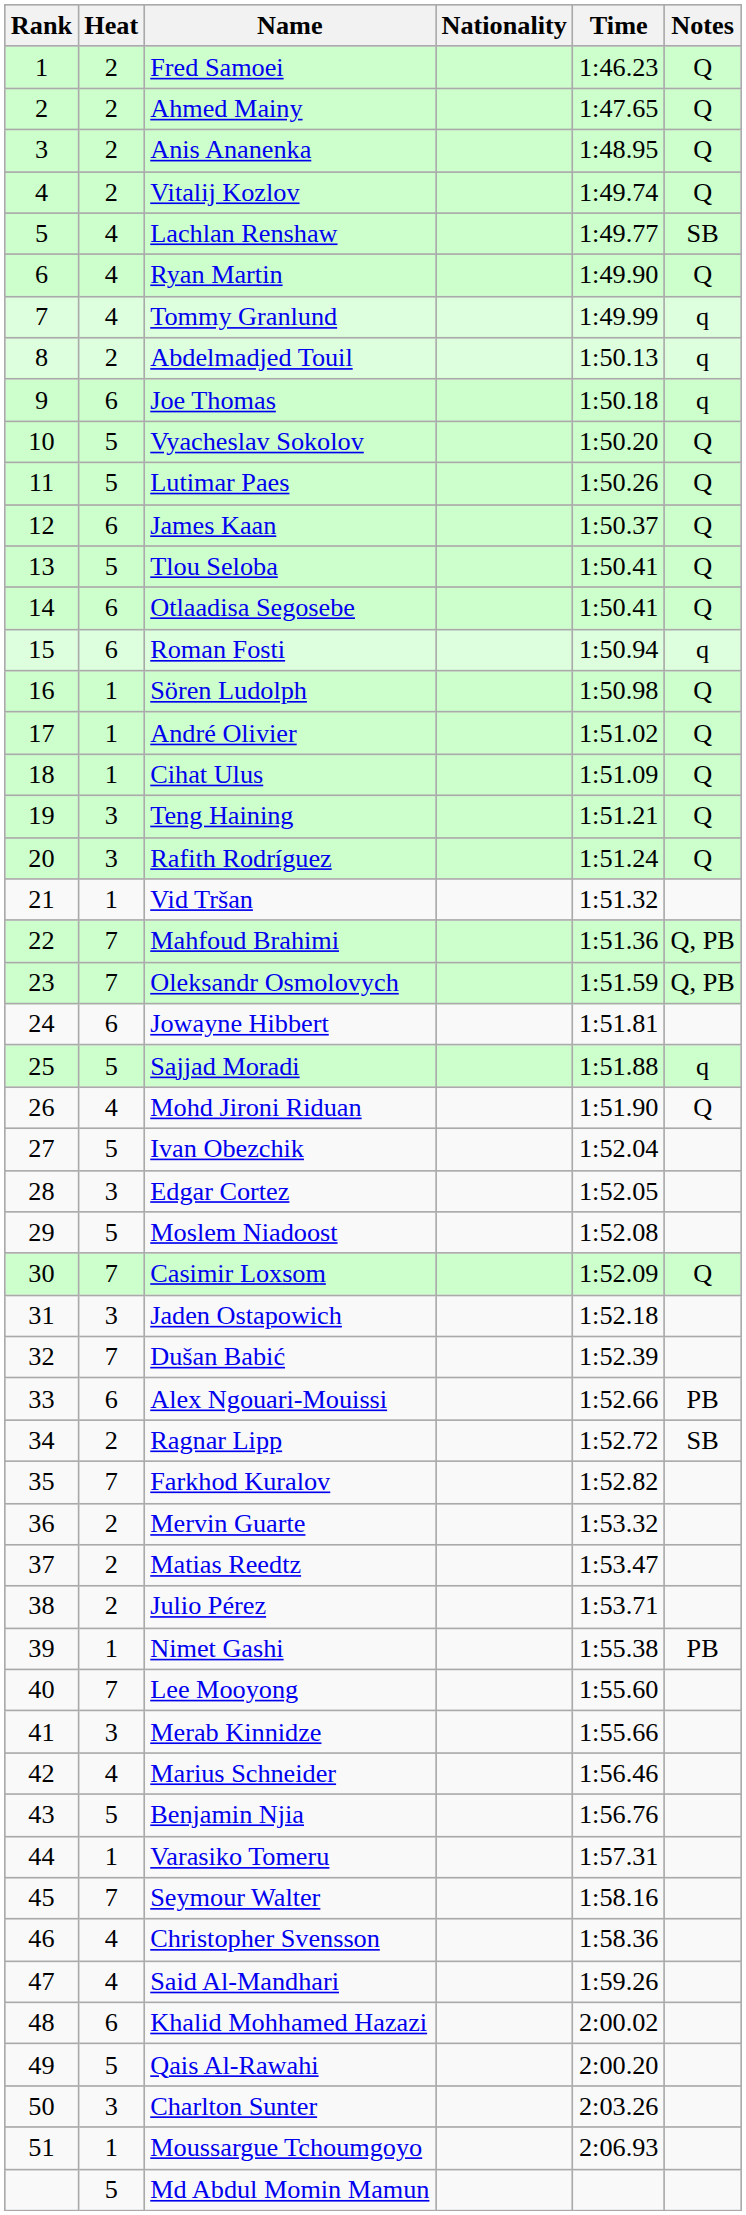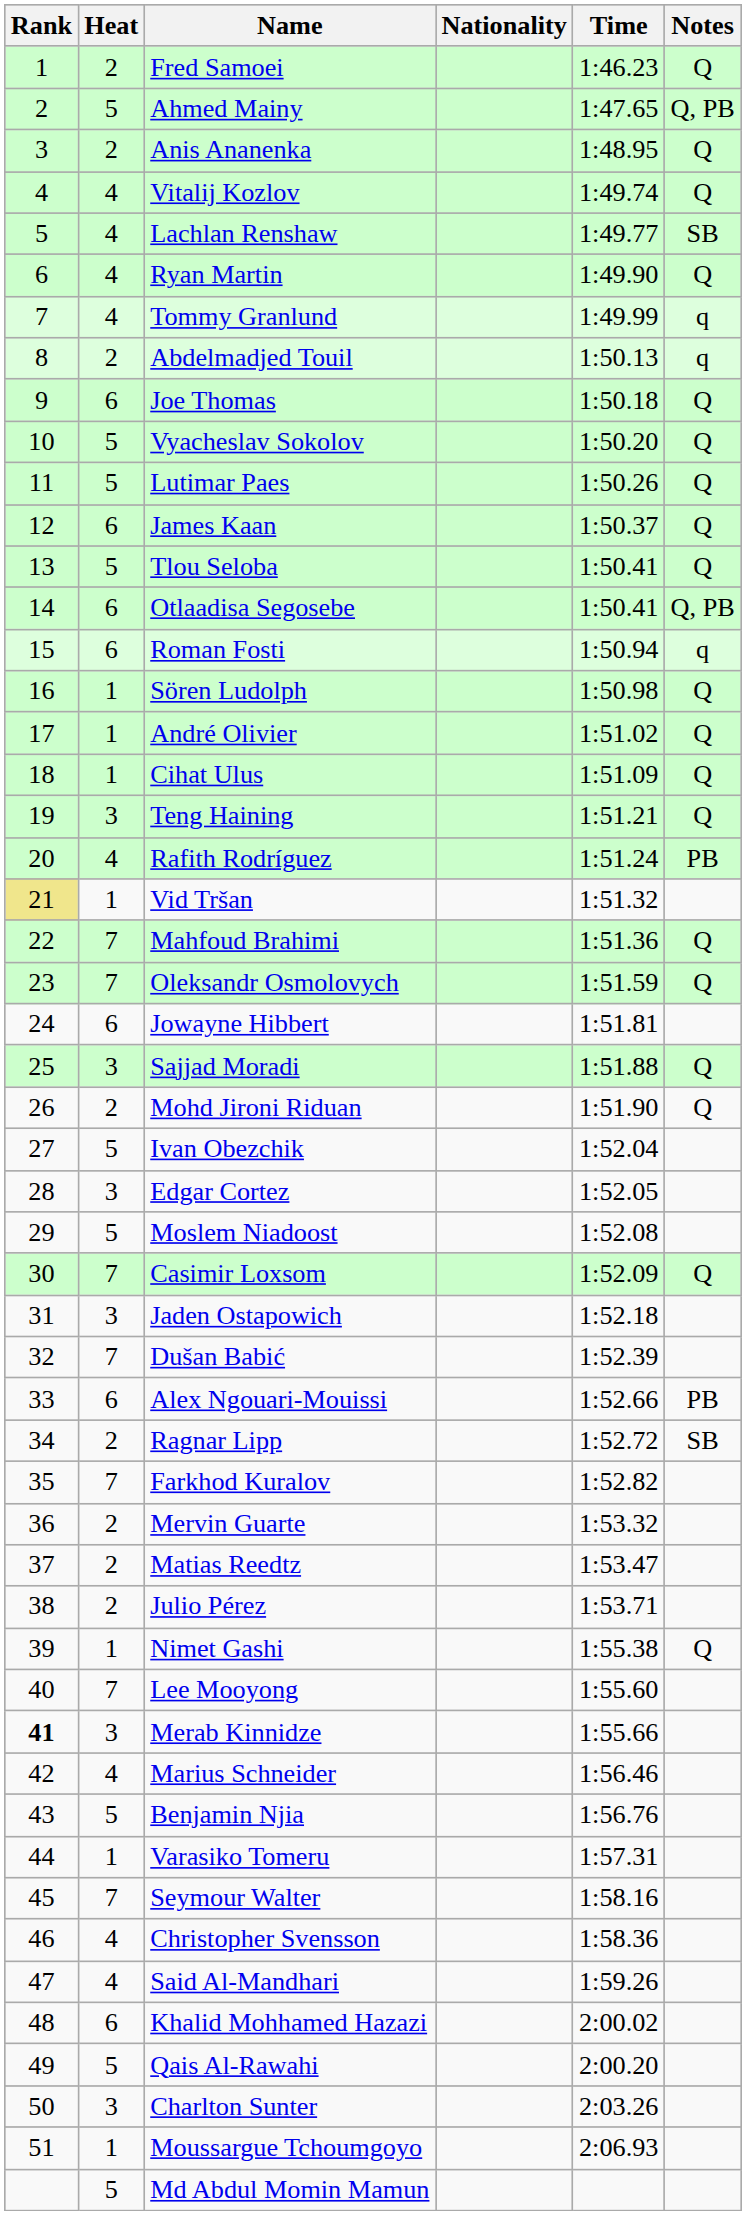(111, 108) 2 -> (111, 108) 5
(703, 108) Q -> (703, 108) Q, PB
(111, 191) 2 -> (111, 191) 4
(703, 399) q -> (703, 399) Q
(703, 607) Q -> (703, 607) Q, PB
(111, 857) 3 -> (111, 857) 4
(703, 857) Q -> (703, 857) PB
(41, 899) no background -> (41, 899) khaki background
(703, 940) Q, PB -> (703, 940) Q
(703, 982) Q, PB -> (703, 982) Q
(111, 1065) 5 -> (111, 1065) 3
(703, 1065) q -> (703, 1065) Q
(111, 1107) 4 -> (111, 1107) 2
(703, 1648) PB -> (703, 1648) Q
(41, 1731) normal -> (41, 1731) bold
